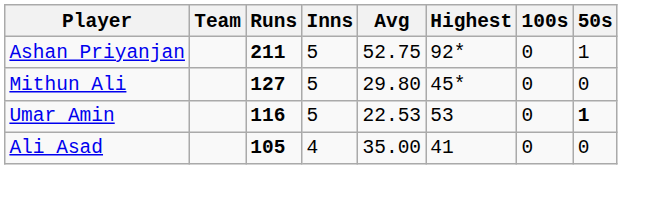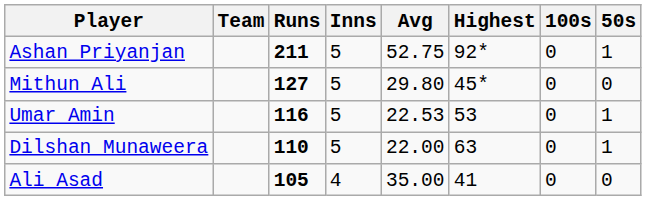(584, 116) bold -> (607, 116) normal
+ row: (109, 148)
